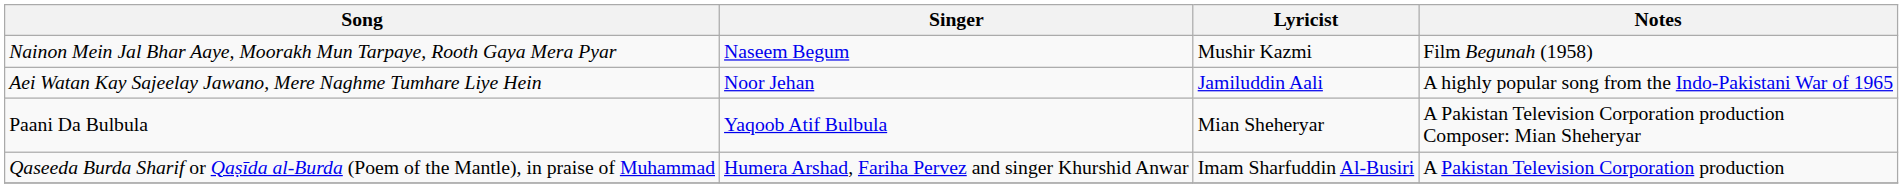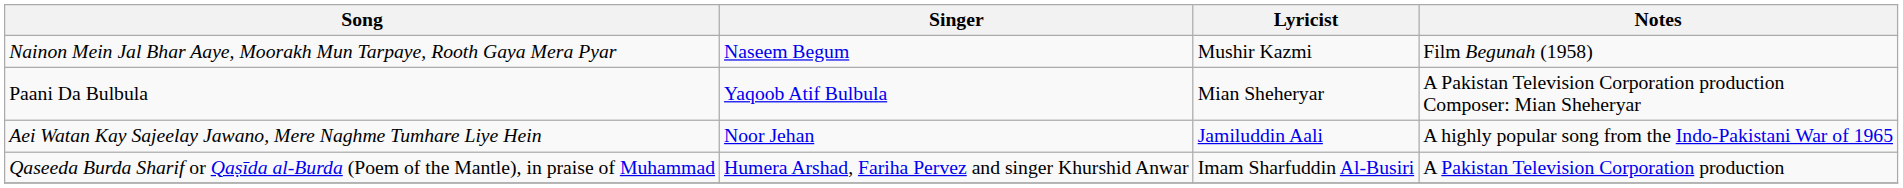rows swapped: (275, 82) <-> (79, 124)
